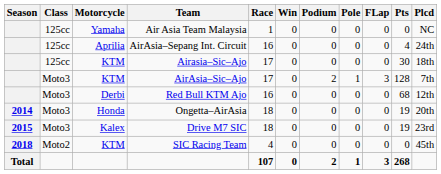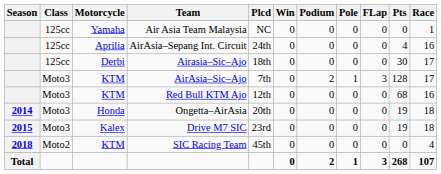columns swapped: (262, 12) <-> (424, 12)
(113, 62) KTM -> (113, 62) Derbi
(113, 95) Derbi -> (113, 95) KTM
